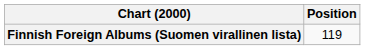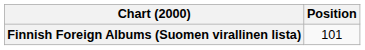(332, 34) 119 -> (332, 34) 101
